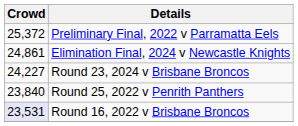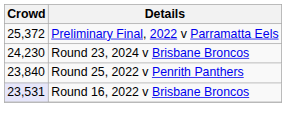- row: (171, 53)
(26, 72) 24,227 -> (26, 53) 24,230
